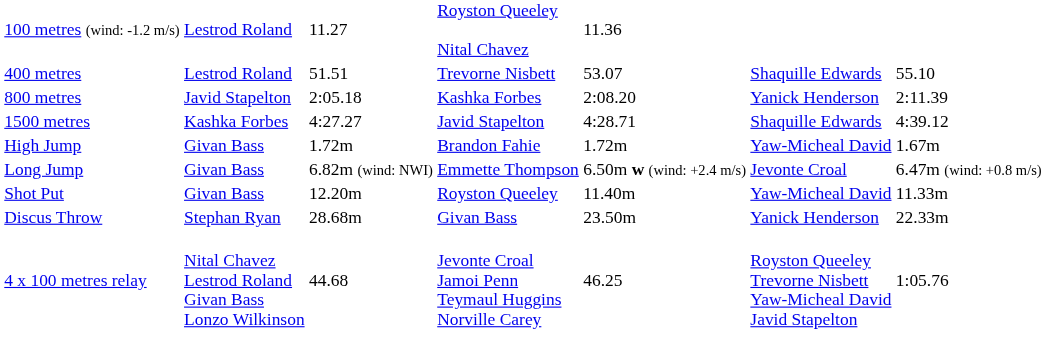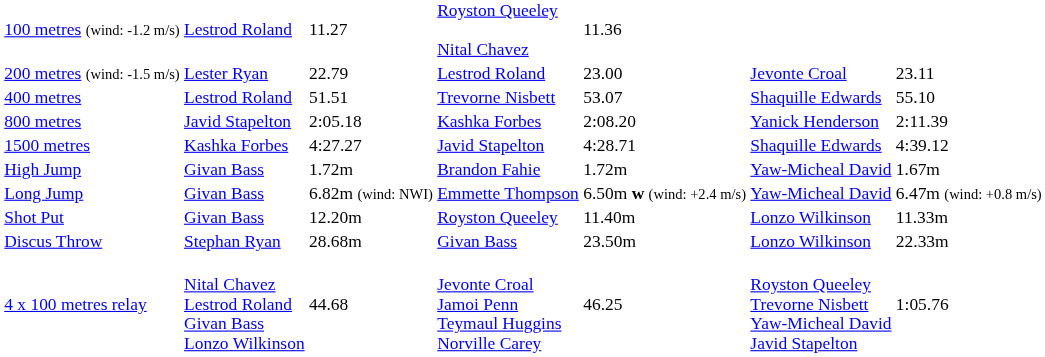+ row: (92, 73)
(799, 169) Jevonte Croal -> (821, 193) Yaw-Micheal David
(821, 193) Yaw-Micheal David -> (811, 217) Lonzo Wilkinson
(815, 217) Yanick Henderson -> (811, 241) Lonzo Wilkinson
